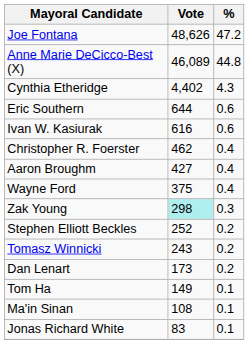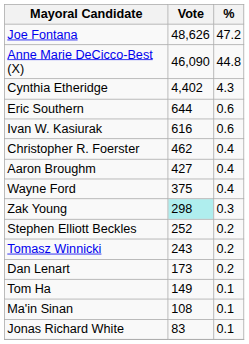(190, 61) 46,089 -> (190, 61) 46,090
